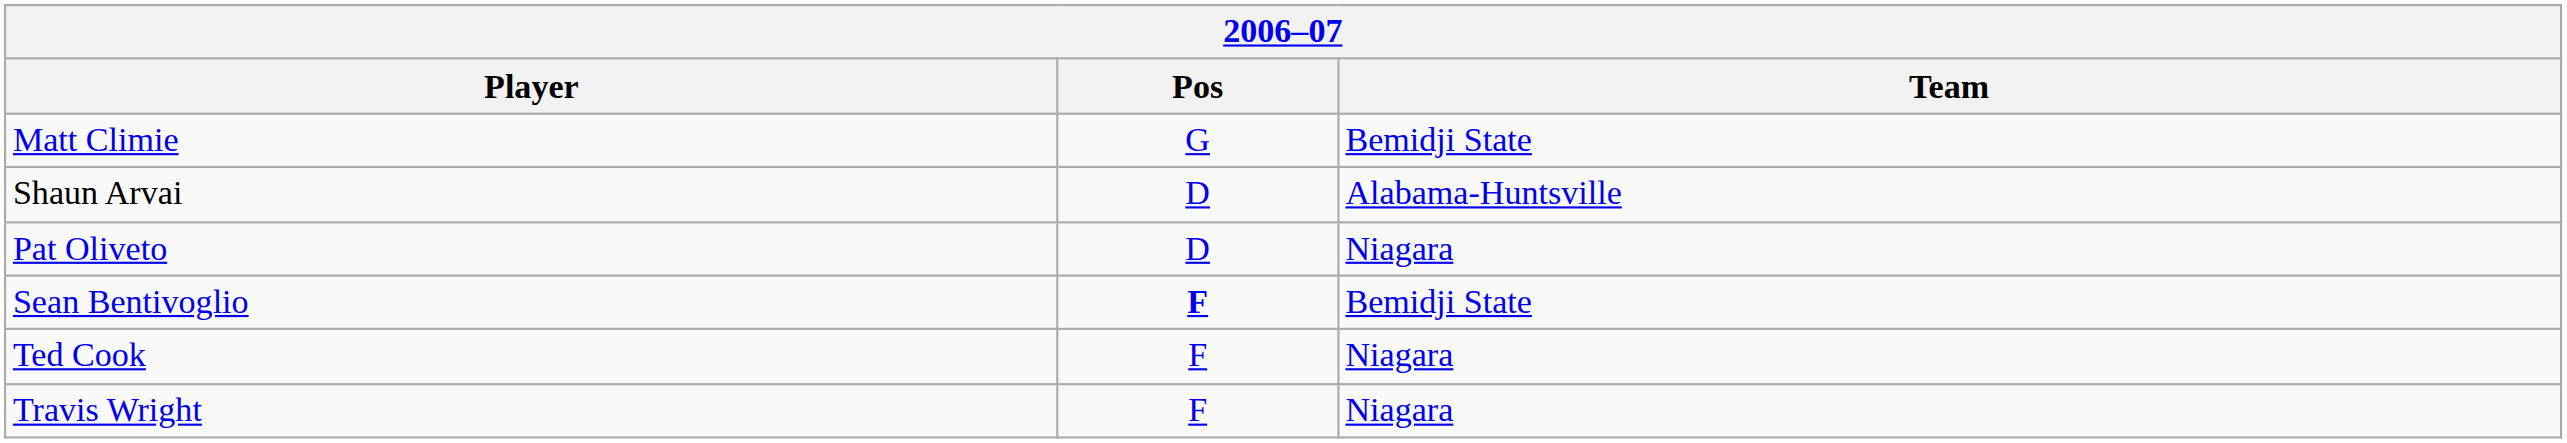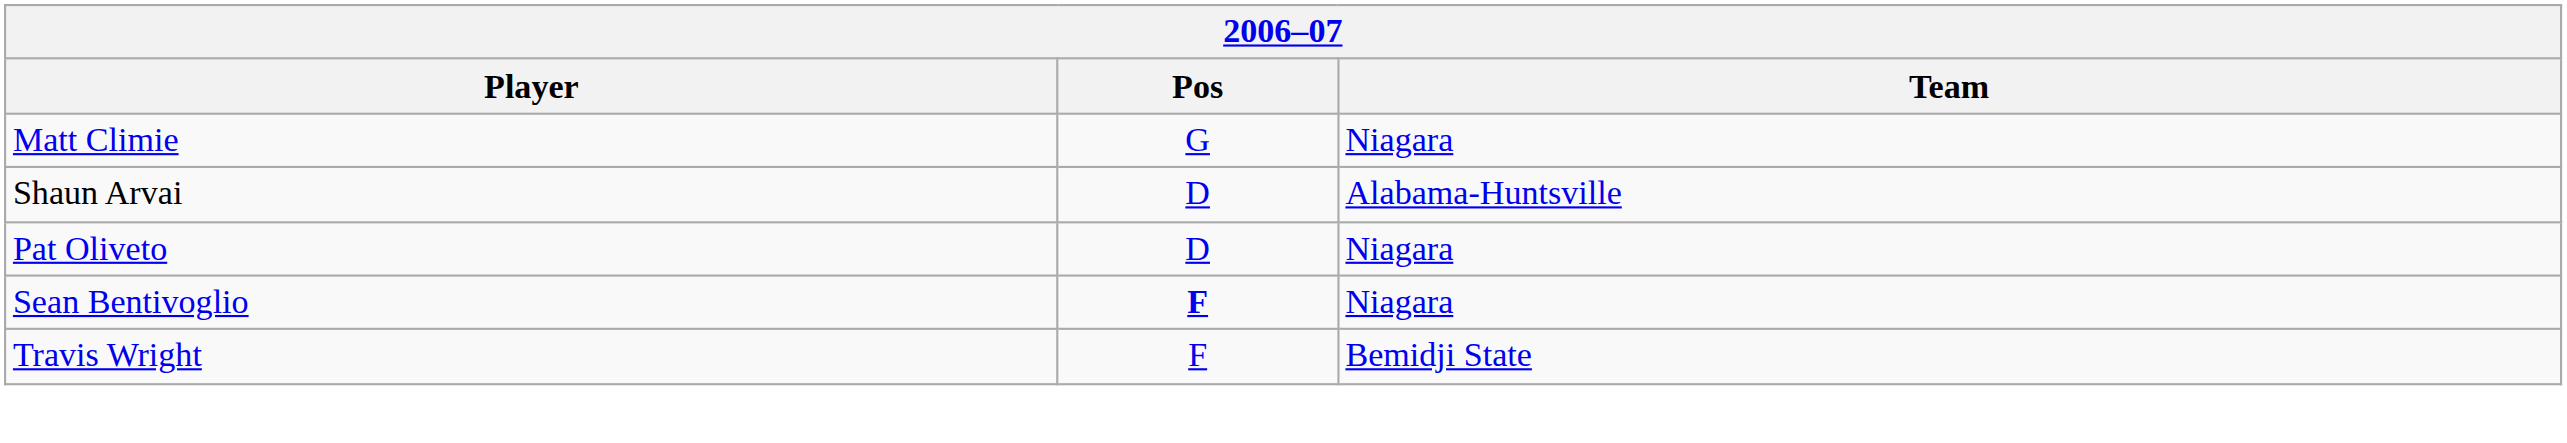(1439, 139) Bemidji State -> (1399, 139) Niagara
(1439, 301) Bemidji State -> (1399, 301) Niagara
- row: (79, 355)
(1399, 409) Niagara -> (1439, 355) Bemidji State
